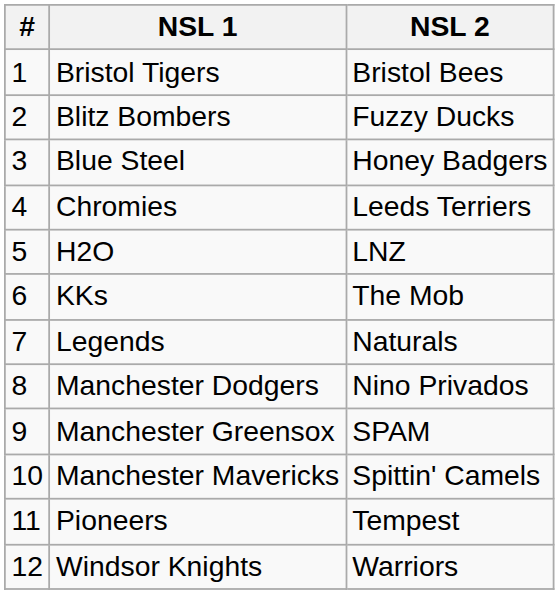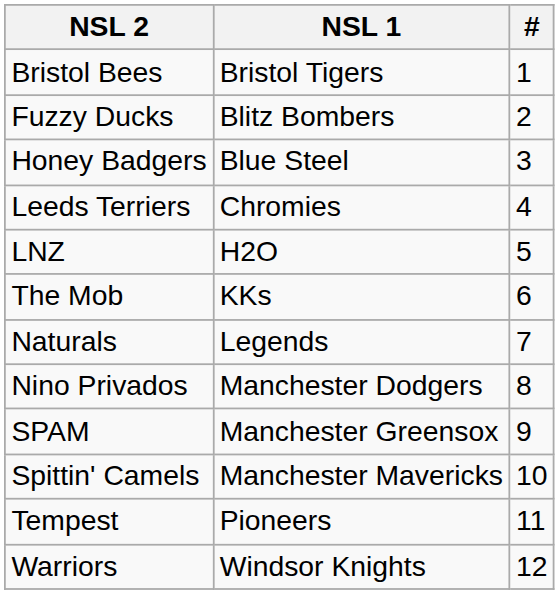columns swapped: (27, 26) <-> (450, 26)
